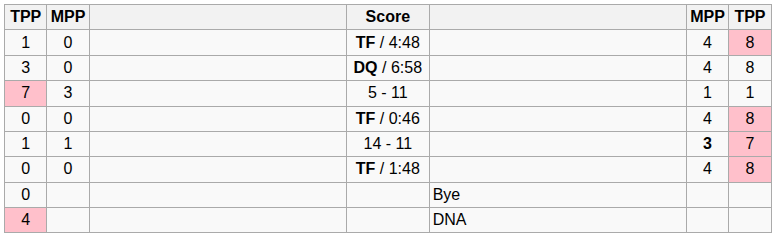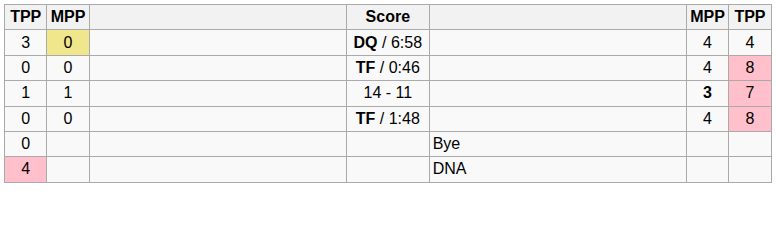- row: (26, 42)
(68, 67) no background -> (68, 42) khaki background
(750, 67) 8 -> (750, 42) 4
- row: (26, 93)
